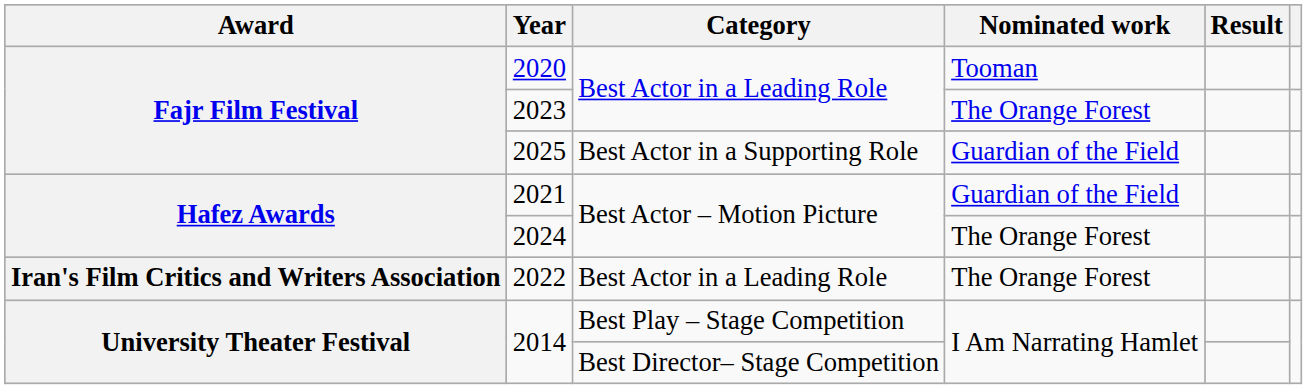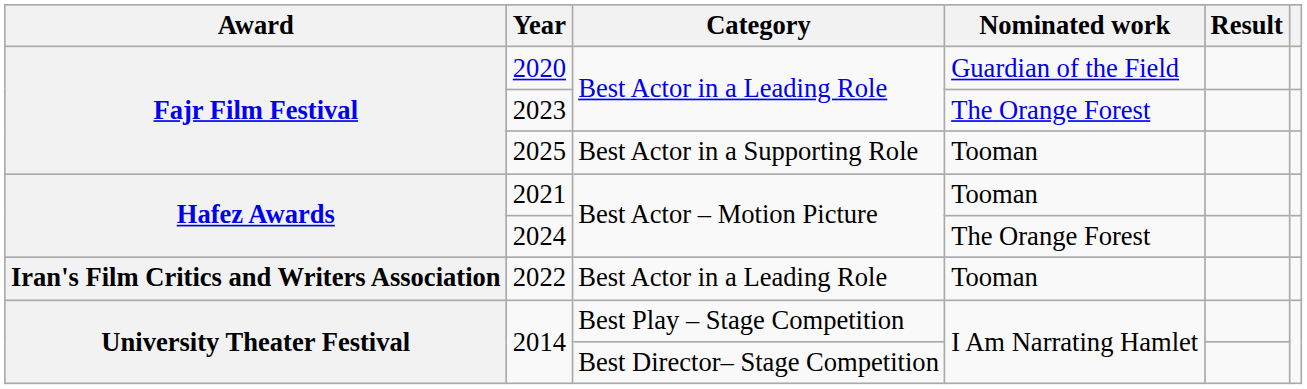(994, 67) Tooman -> (1065, 67) Guardian of the Field
(1065, 151) Guardian of the Field -> (994, 151) Tooman
(1065, 194) Guardian of the Field -> (994, 194) Tooman
(1051, 278) The Orange Forest -> (994, 278) Tooman
